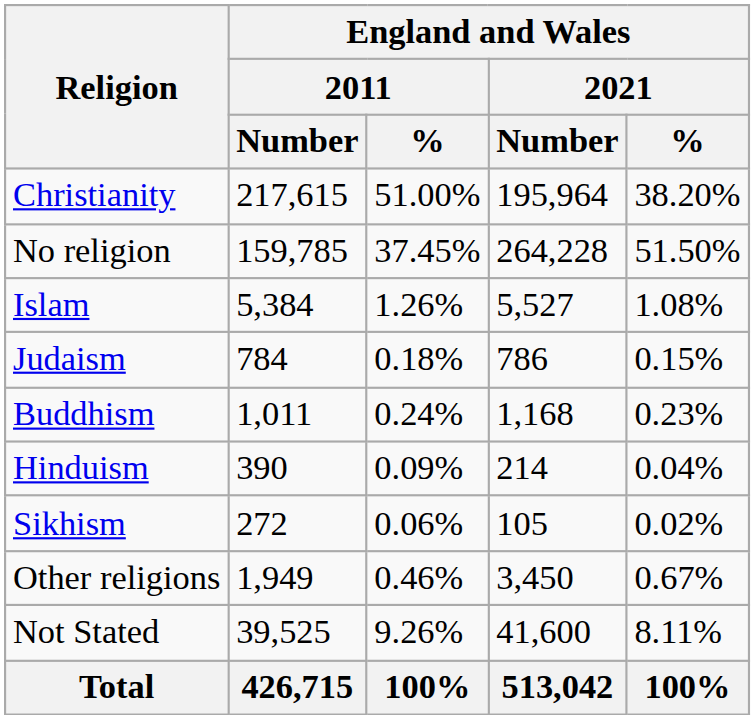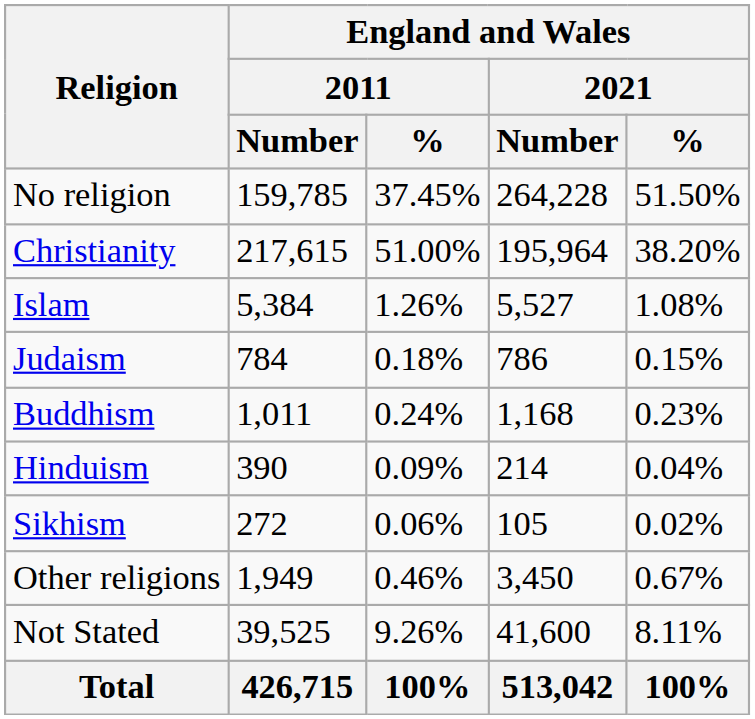rows swapped: (94, 195) <-> (92, 250)
